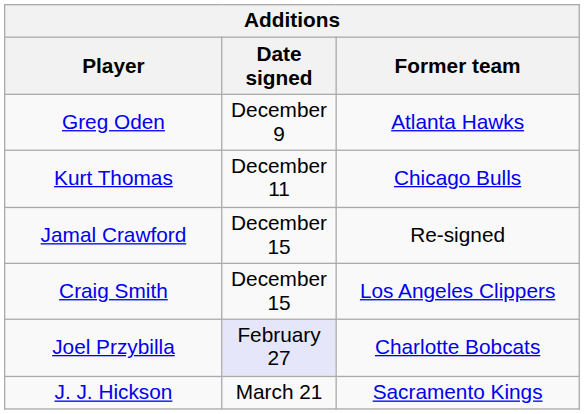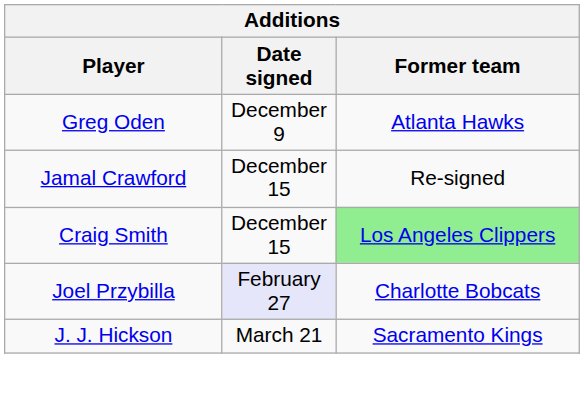- row: (113, 178)
(458, 291) no background -> (458, 234) lightgreen background
